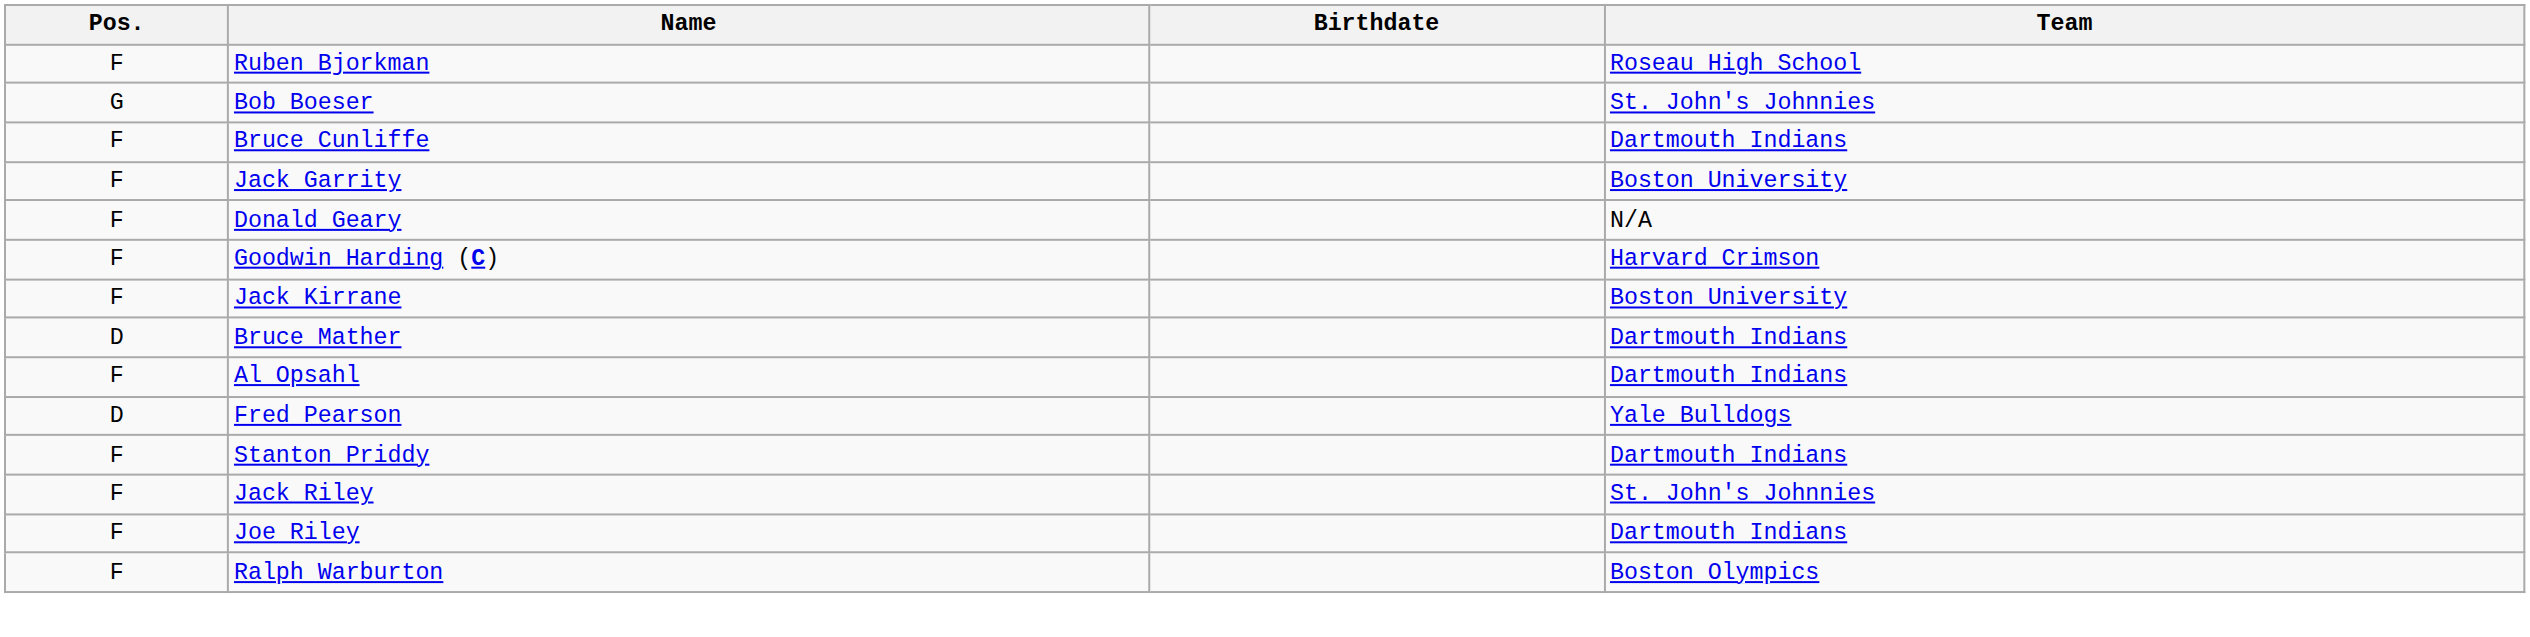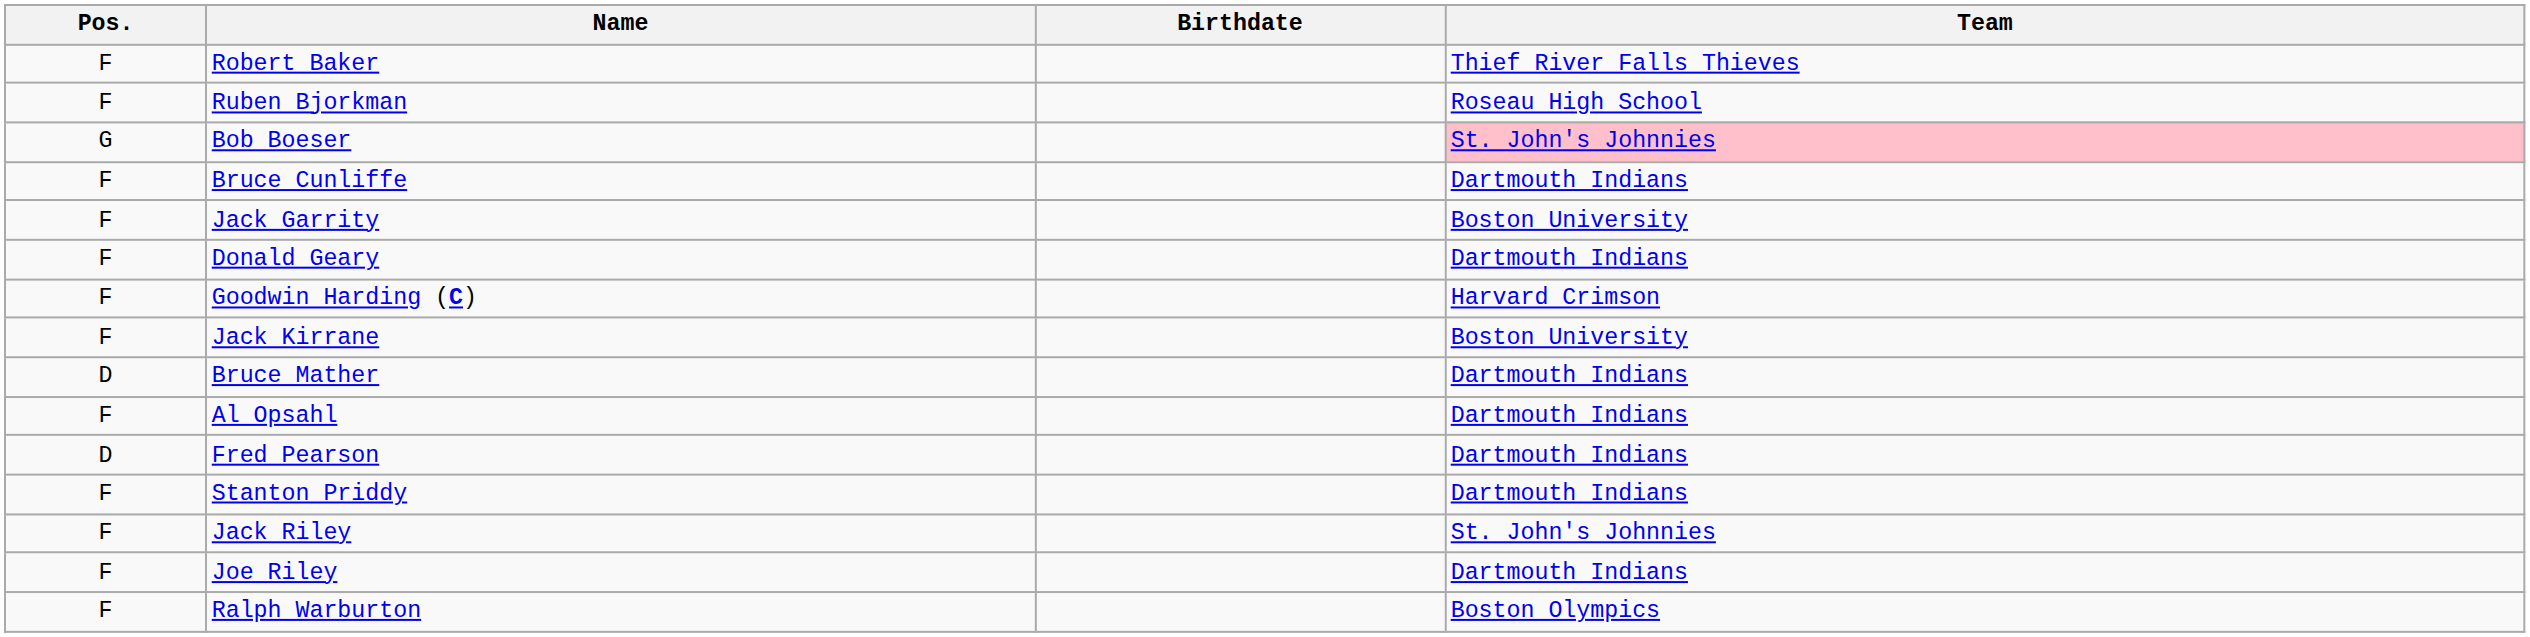+ row: (295, 63)
(1743, 102) no background -> (1583, 142) pink background
(1631, 220) N/A -> (1569, 259) Dartmouth Indians
(1701, 415) Yale Bulldogs -> (1569, 455) Dartmouth Indians
